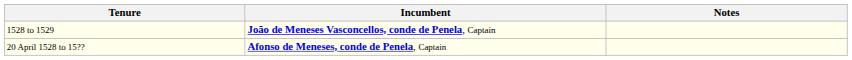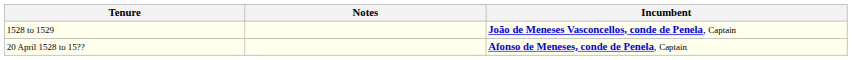columns swapped: (426, 13) <-> (727, 13)
